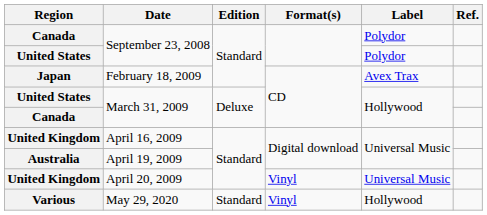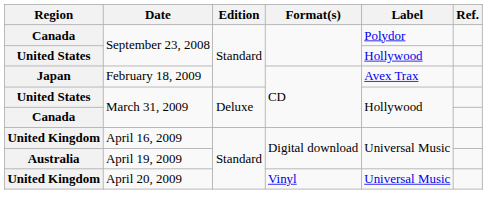(385, 55) Polydor -> (393, 55) Hollywood
- row: (54, 199)
